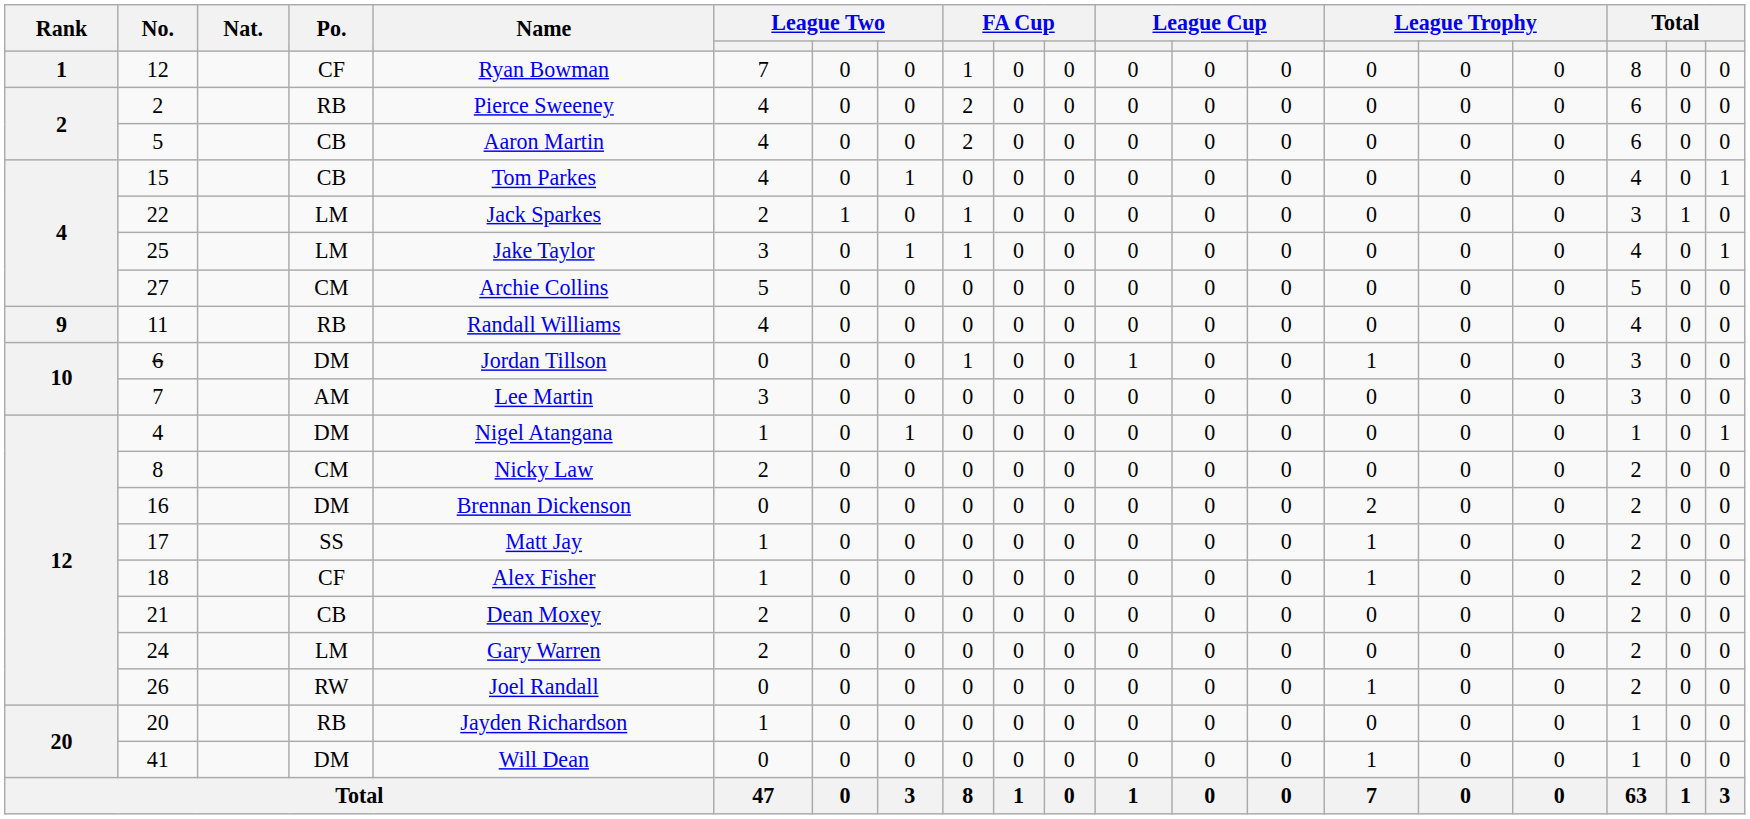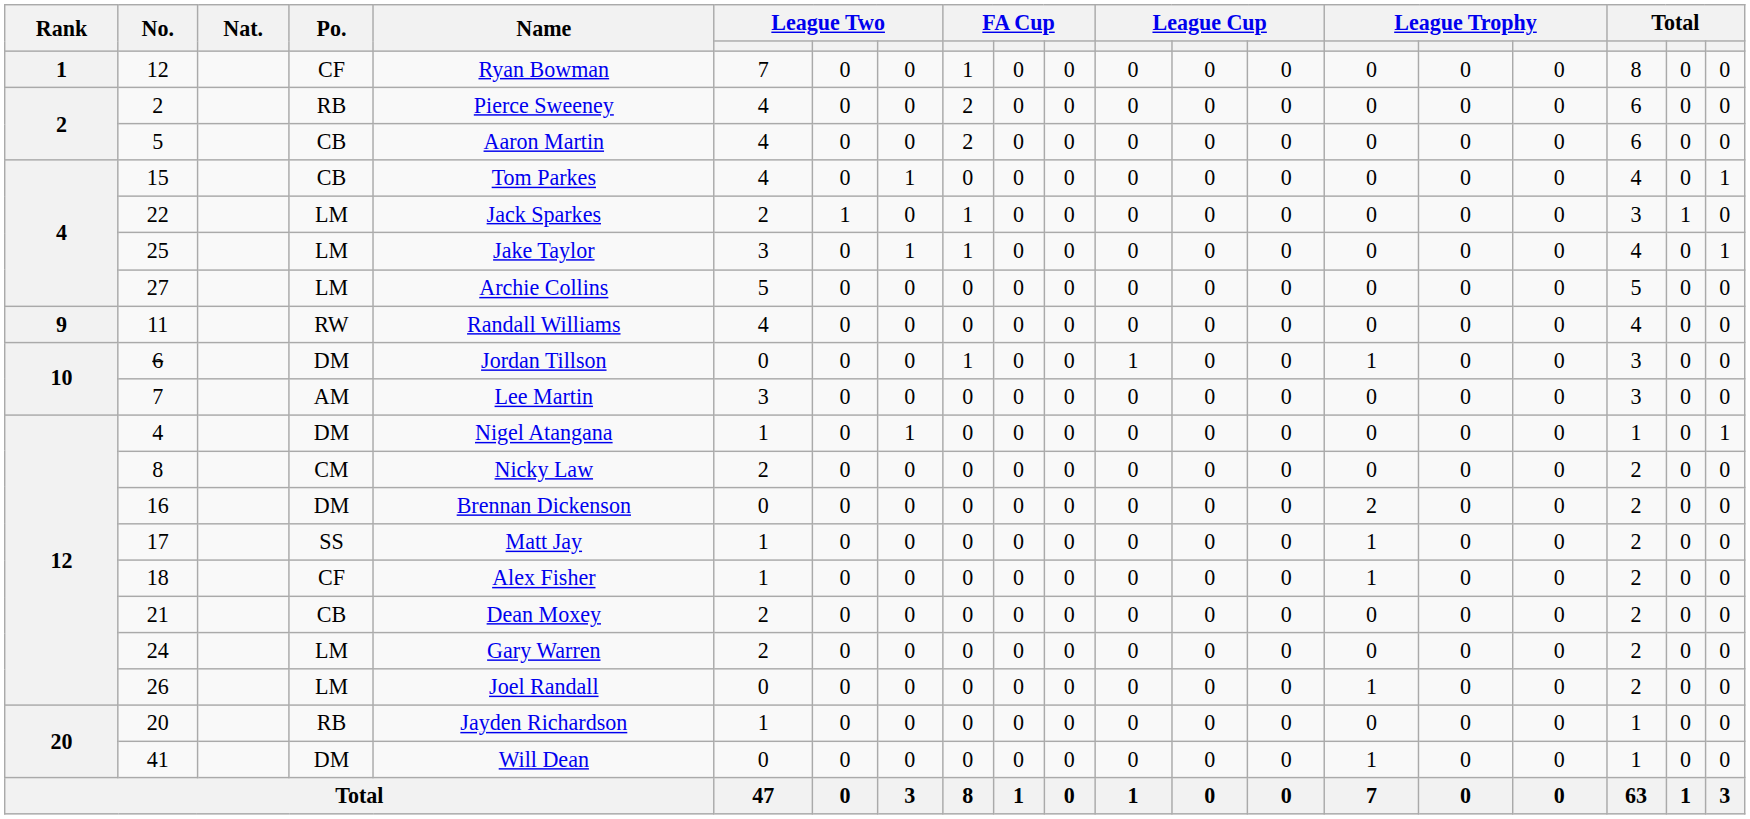(331, 287) CM -> (331, 287) LM
(331, 323) RB -> (331, 323) RW
(331, 687) RW -> (331, 687) LM
